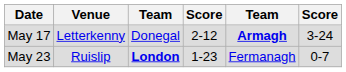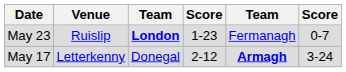rows swapped: (29, 35) <-> (29, 56)
